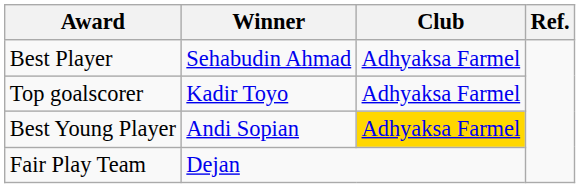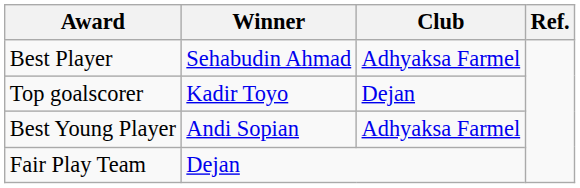(441, 93) Adhyaksa Farmel -> (388, 93) Dejan
(441, 128) gold background -> (441, 128) no background
